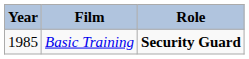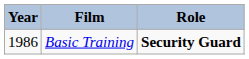(23, 41) 1985 -> (23, 41) 1986
